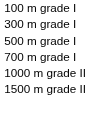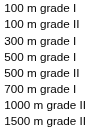+ row: (42, 24)
+ row: (42, 73)
